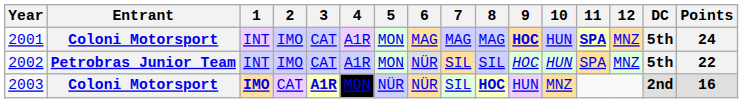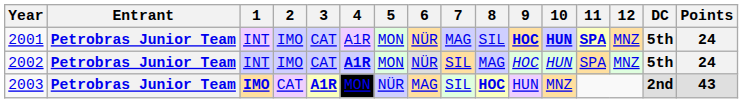(143, 39) Coloni Motorsport -> (143, 39) Petrobras Junior Team
(425, 39) MAG -> (425, 39) NÜR
(492, 39) MAG -> (492, 39) SIL
(559, 39) normal -> (559, 39) bold
(357, 63) normal -> (357, 63) bold
(492, 63) SIL -> (492, 63) MAG
(707, 63) 22 -> (707, 63) 24
(143, 86) Coloni Motorsport -> (143, 86) Petrobras Junior Team
(425, 86) NÜR -> (425, 86) MAG
(707, 86) 16 -> (707, 86) 43
